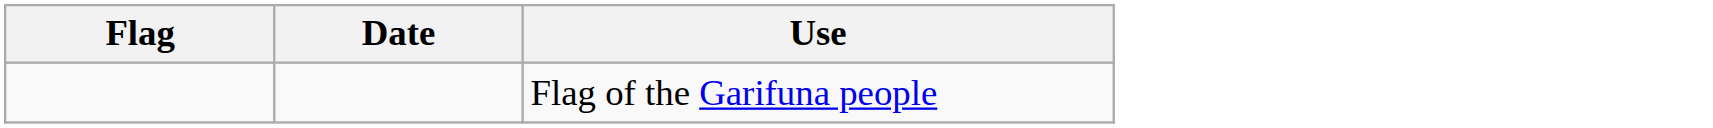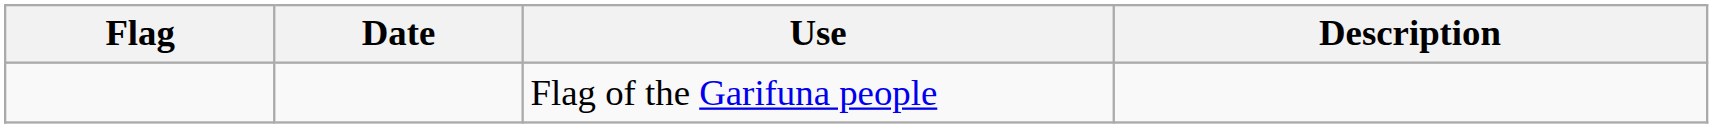+ column: (1410, 33)
